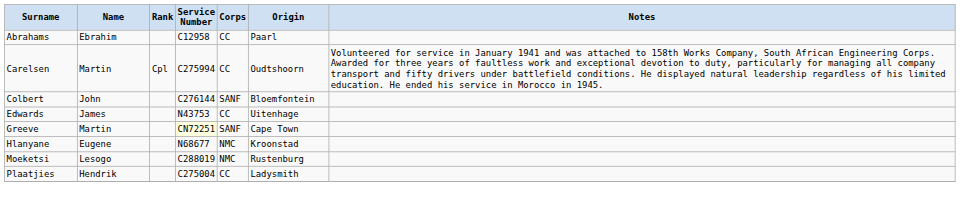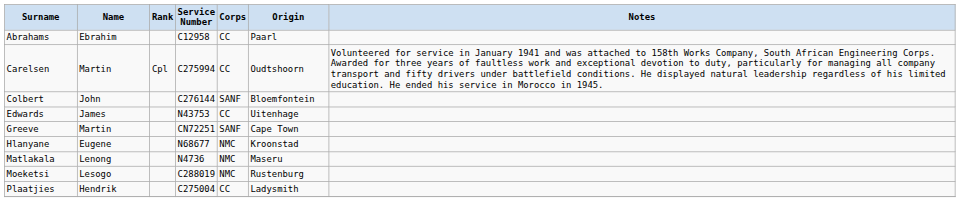(196, 129) lightyellow background -> (196, 129) no background
+ row: (31, 159)
